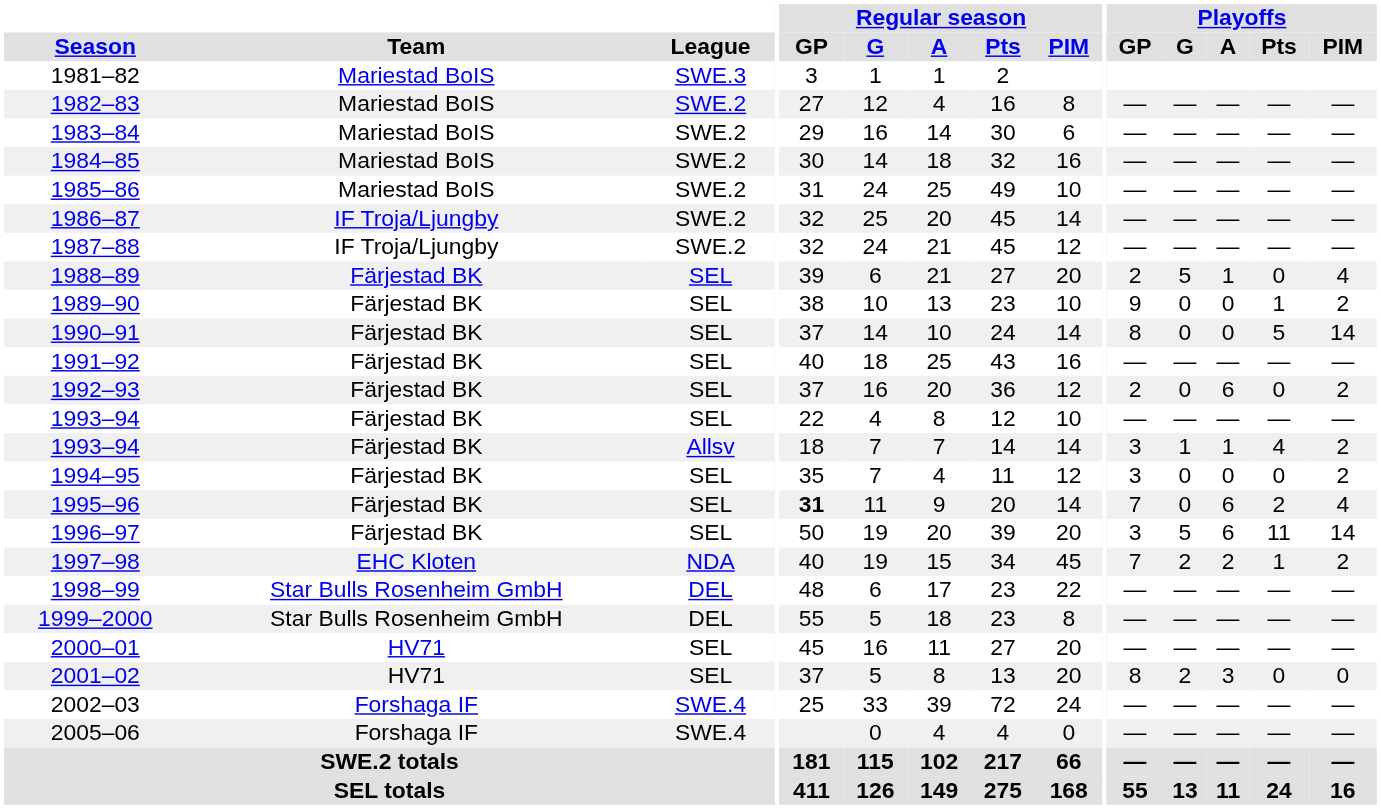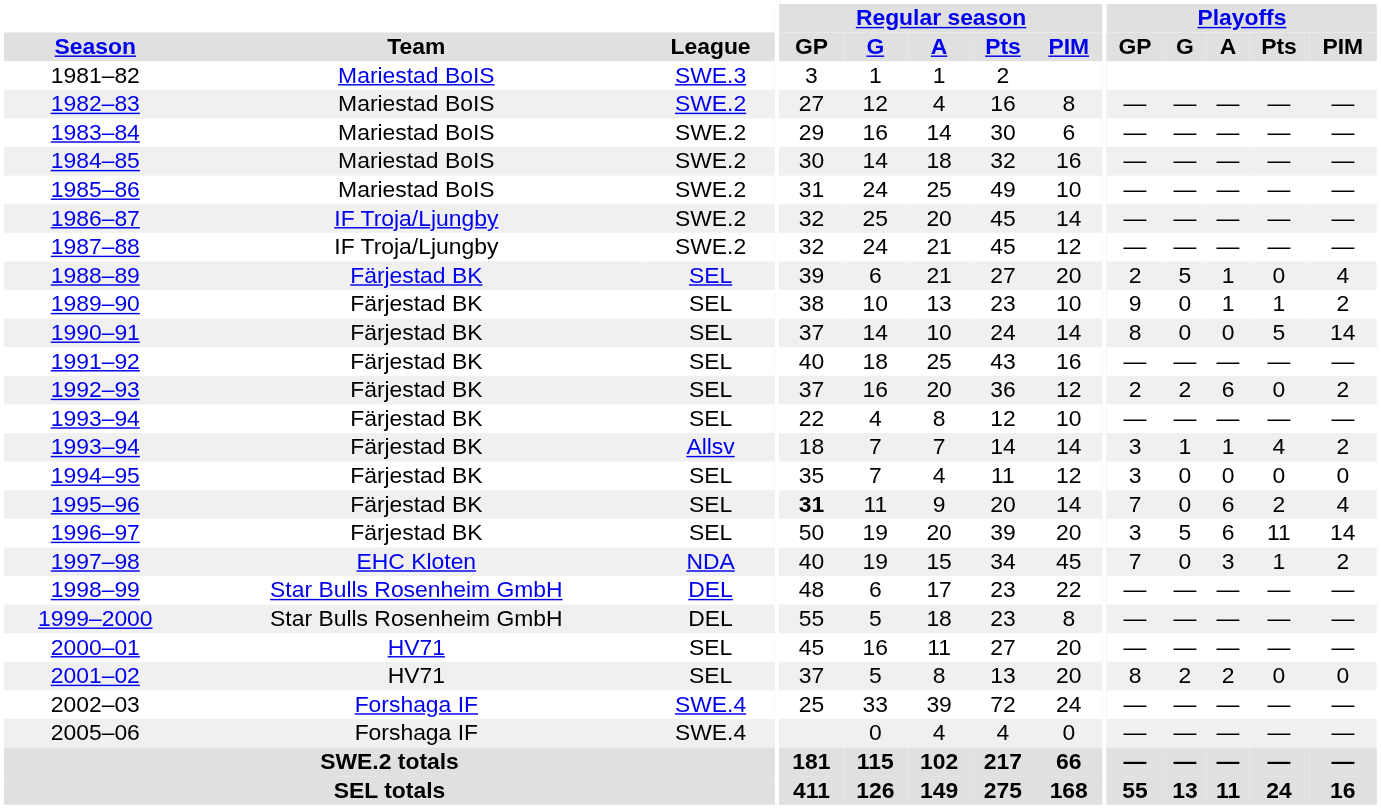(1228, 304) 0 -> (1228, 304) 1
(1185, 389) 0 -> (1185, 389) 2
(1343, 475) 2 -> (1343, 475) 0
(1185, 561) 2 -> (1185, 561) 0
(1228, 561) 2 -> (1228, 561) 3
(1228, 675) 3 -> (1228, 675) 2
